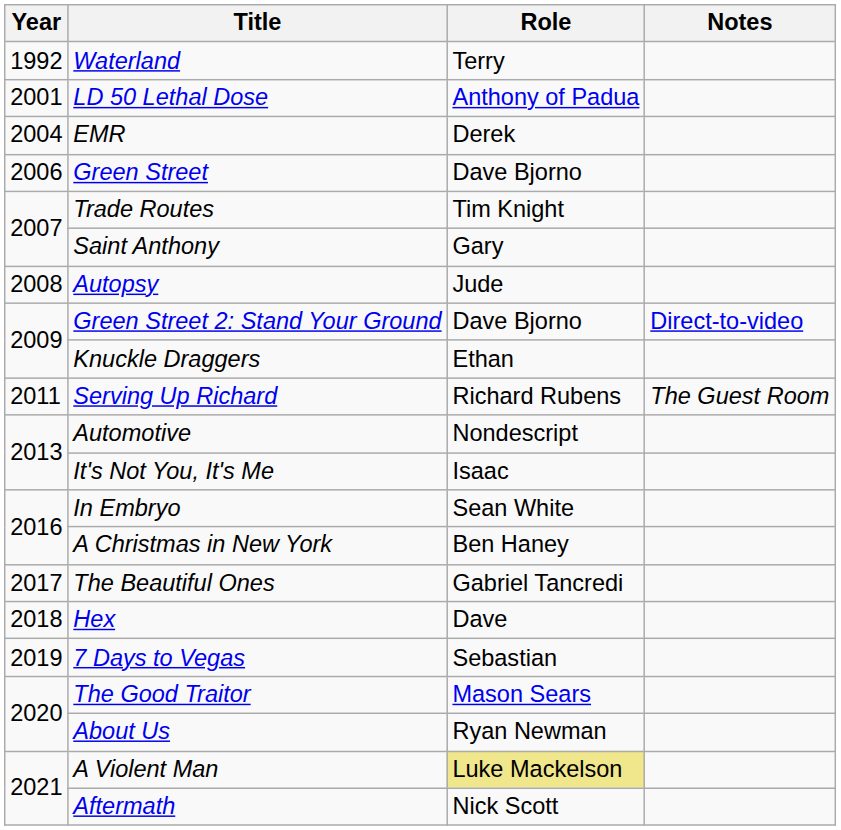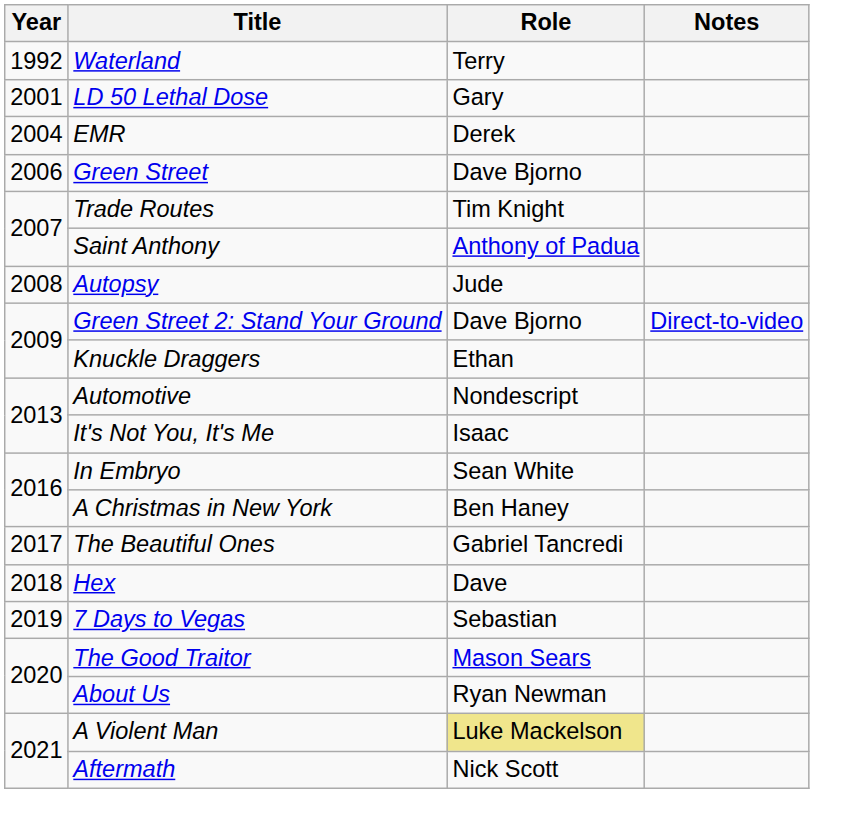(546, 97) Anthony of Padua -> (478, 97) Gary
(478, 246) Gary -> (546, 246) Anthony of Padua
- row: (175, 396)
